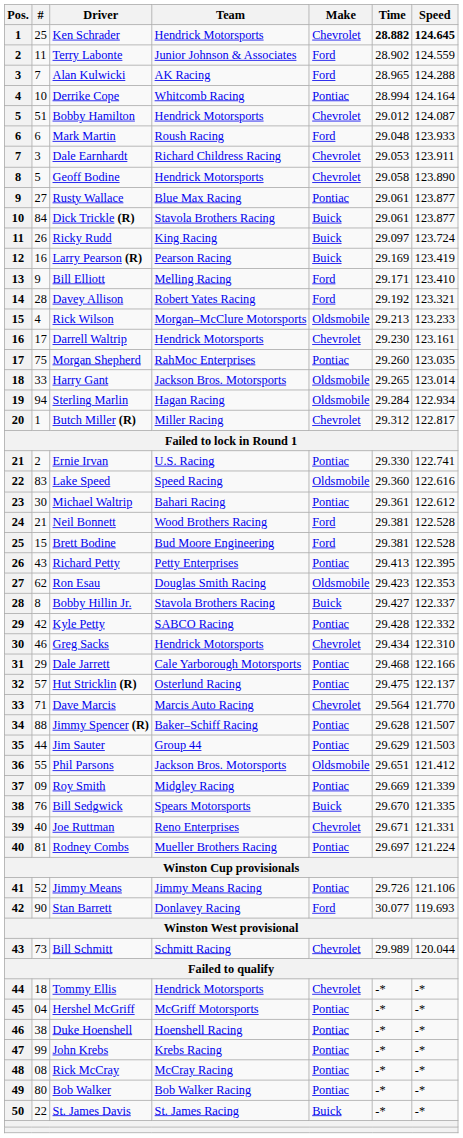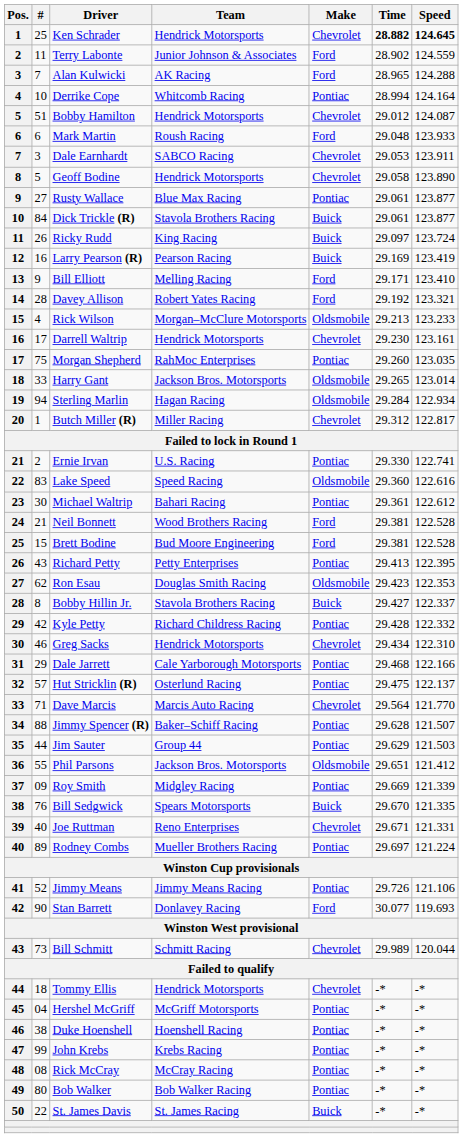(218, 156) Richard Childress Racing -> (194, 156) SABCO Racing
(194, 623) SABCO Racing -> (218, 623) Richard Childress Racing
(41, 847) 81 -> (41, 847) 89
